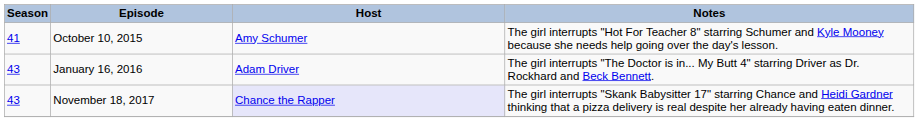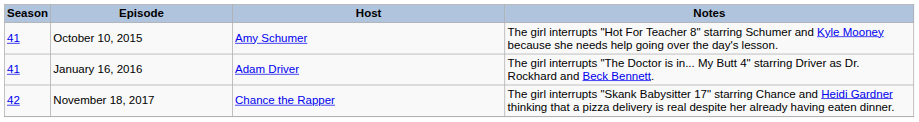(13, 69) 43 -> (13, 69) 41
(13, 100) 43 -> (13, 100) 42
(285, 100) lavender background -> (285, 100) no background
